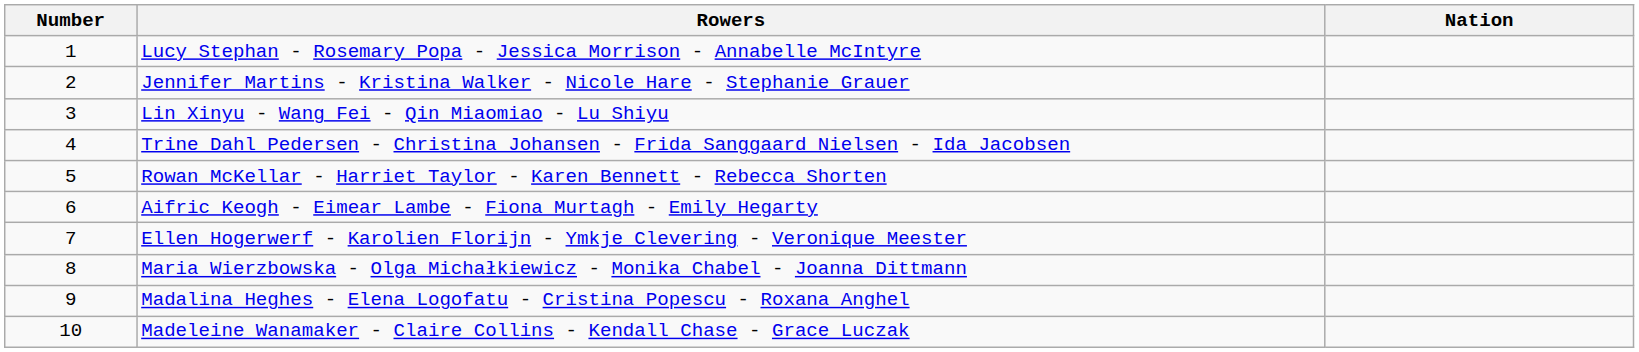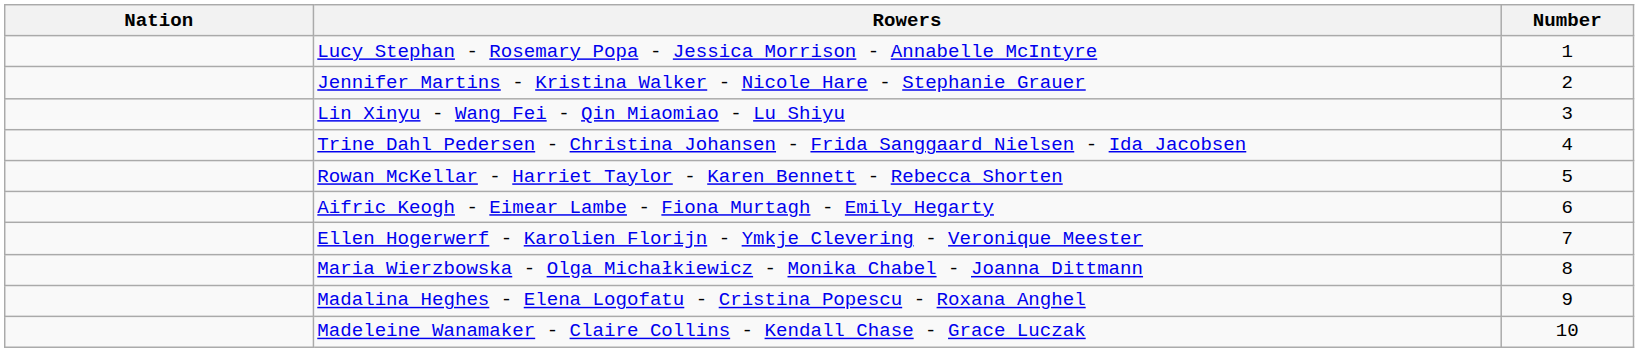columns swapped: (71, 20) <-> (1479, 20)
